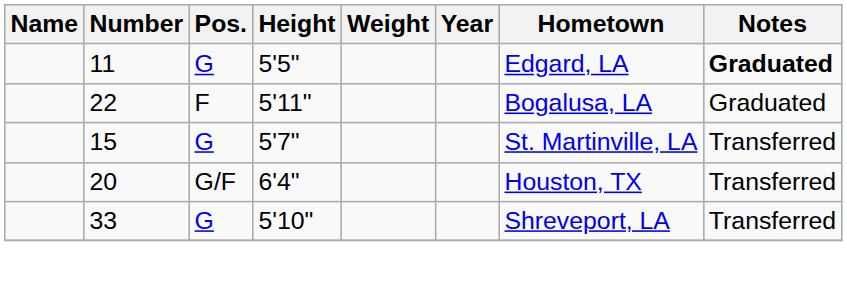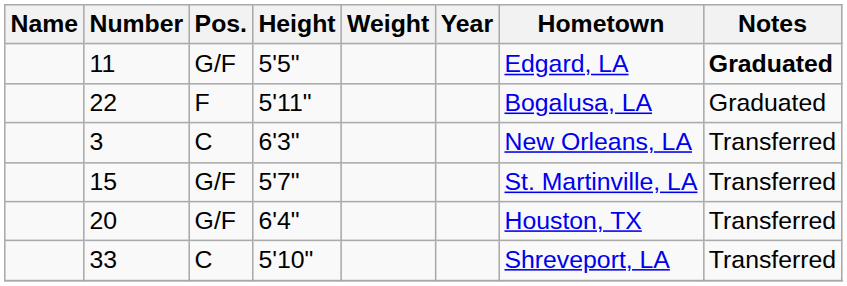(204, 63) G -> (215, 63) G/F
+ row: (96, 142)
(204, 142) G -> (215, 181) G/F
(204, 220) G -> (204, 260) C
